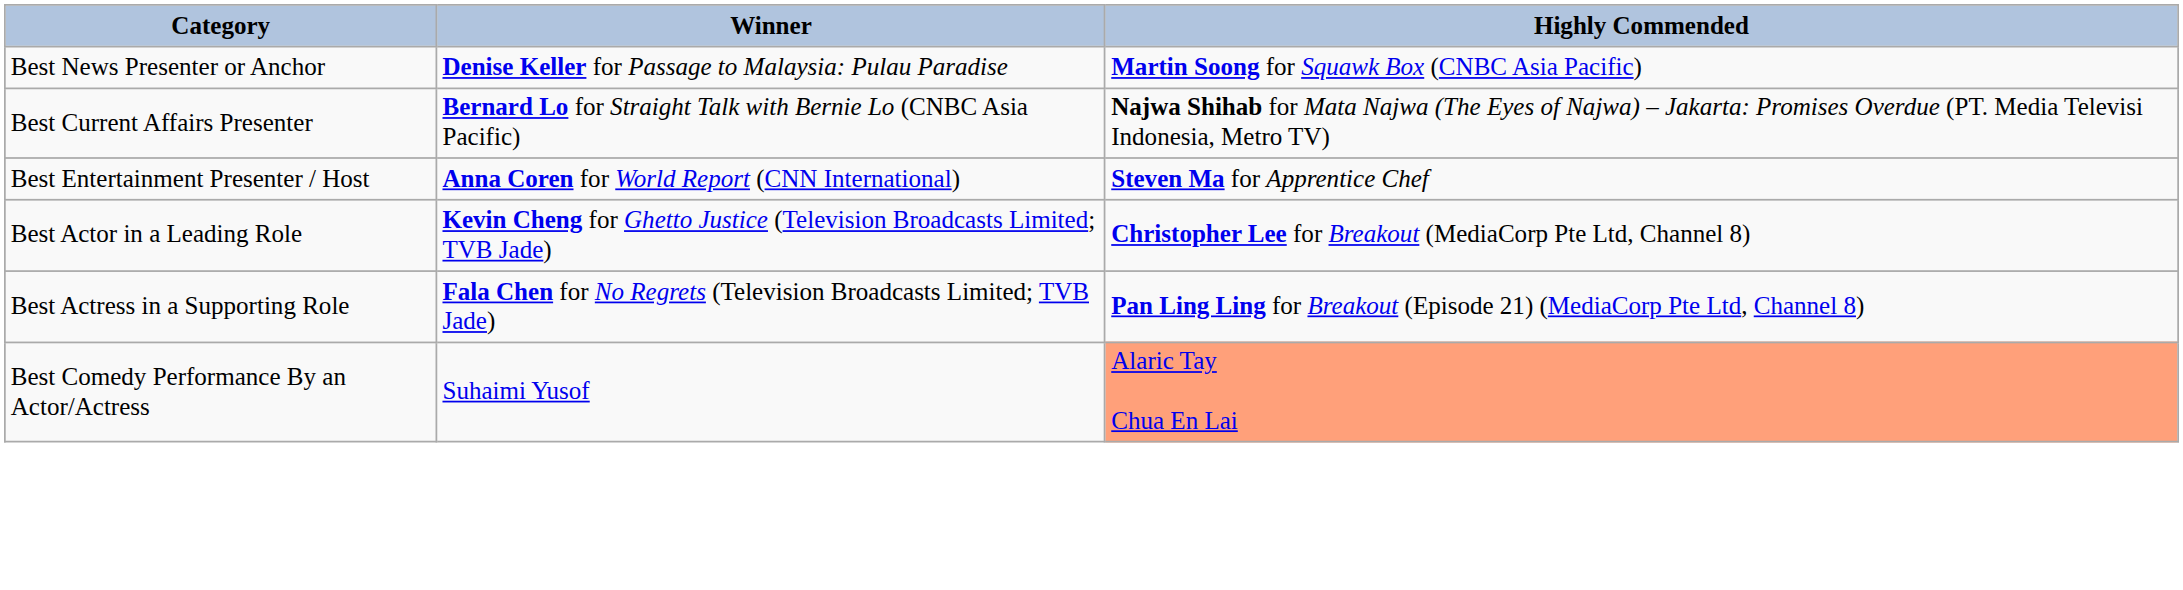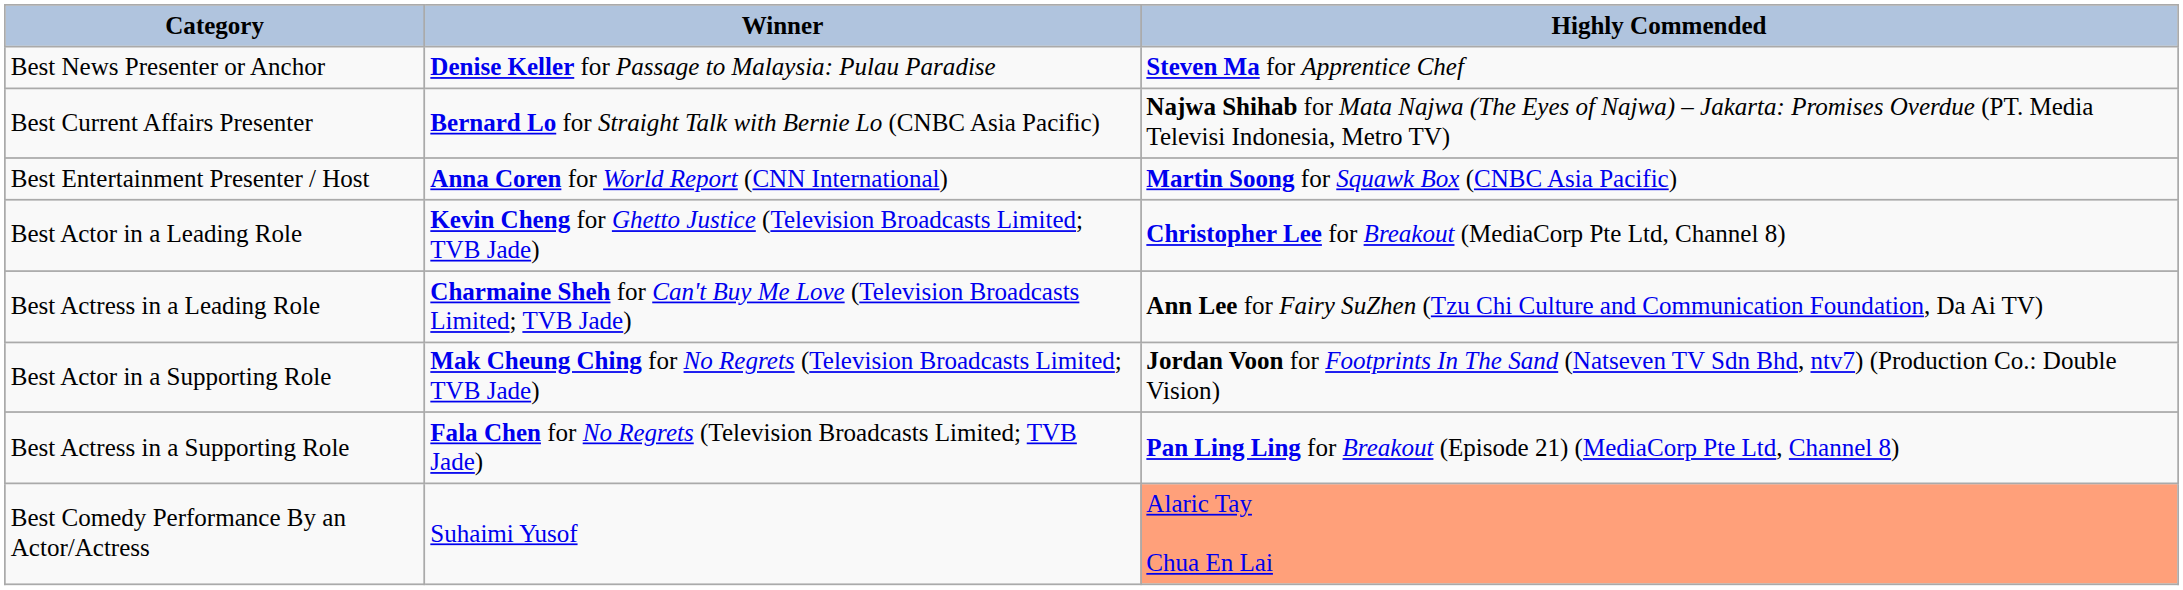(1377, 66) Martin Soong for Squawk Box (CNBC Asia Pacific) -> (1305, 66) Steven Ma for Apprentice Chef
(1270, 179) Steven Ma for Apprentice Chef -> (1412, 179) Martin Soong for Squawk Box (CNBC Asia Pacific)
+ row: (165, 306)
+ row: (171, 377)
